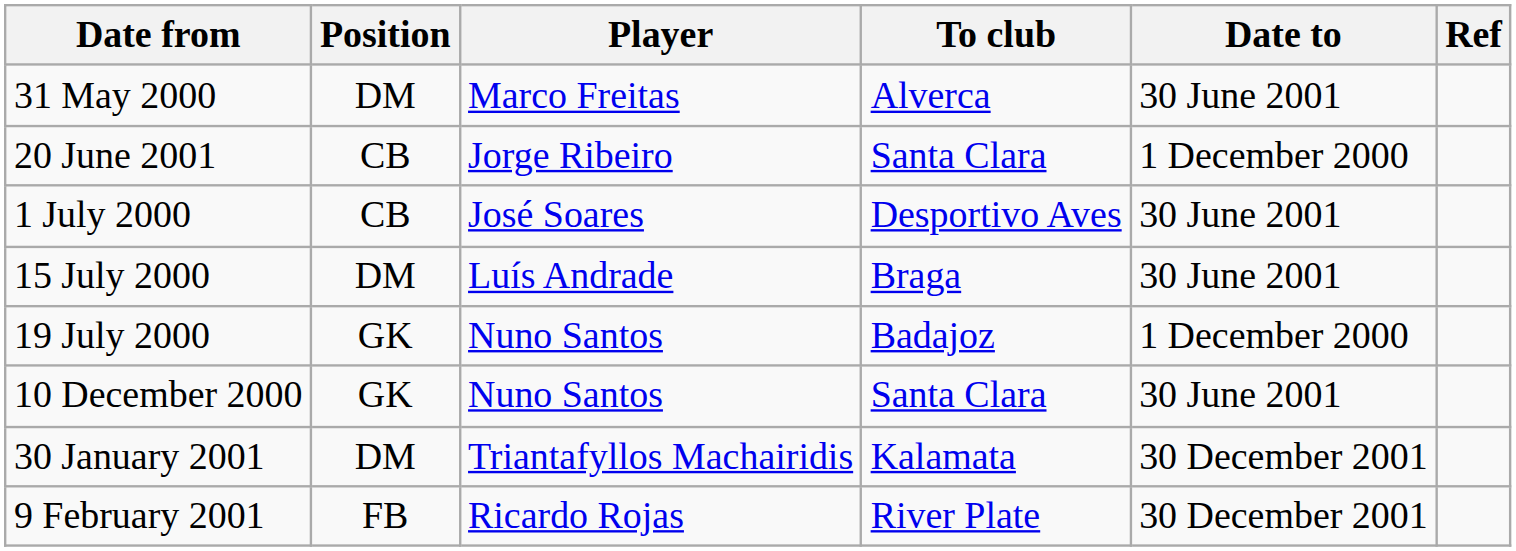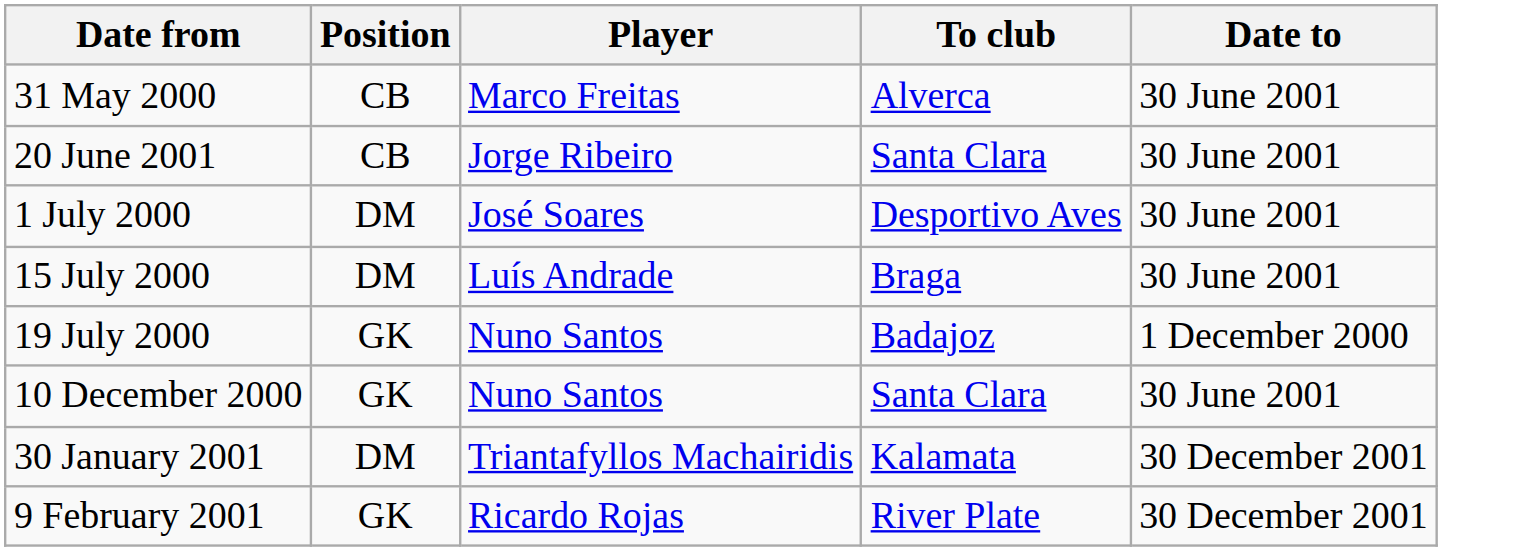- column: (1474, 34)
(385, 94) DM -> (385, 94) CB
(1274, 154) 1 December 2000 -> (1240, 154) 30 June 2001
(385, 214) CB -> (385, 214) DM
(385, 515) FB -> (385, 515) GK
